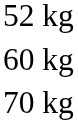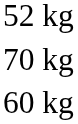rows swapped: (38, 59) <-> (38, 102)
